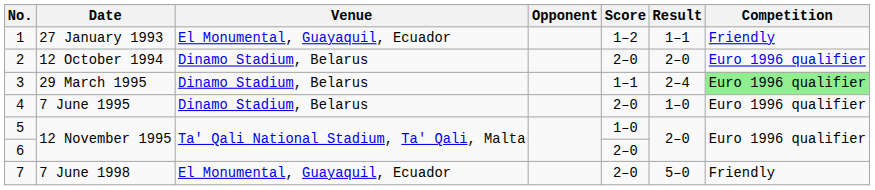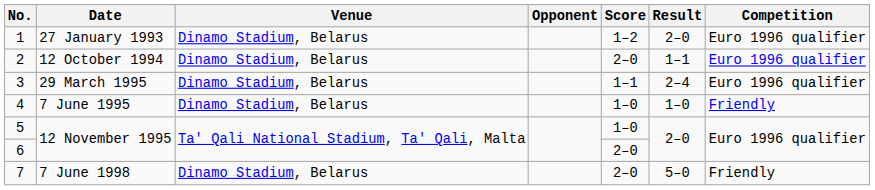(315, 38) El Monumental, Guayaquil, Ecuador -> (273, 38) Dinamo Stadium, Belarus
(677, 38) 1–1 -> (677, 38) 2–0
(742, 38) Friendly -> (787, 38) Euro 1996 qualifier
(677, 61) 2–0 -> (677, 61) 1–1
(787, 83) lightgreen background -> (787, 83) no background
(625, 106) 2–0 -> (625, 106) 1–0
(787, 106) Euro 1996 qualifier -> (742, 106) Friendly
(315, 173) El Monumental, Guayaquil, Ecuador -> (273, 173) Dinamo Stadium, Belarus
